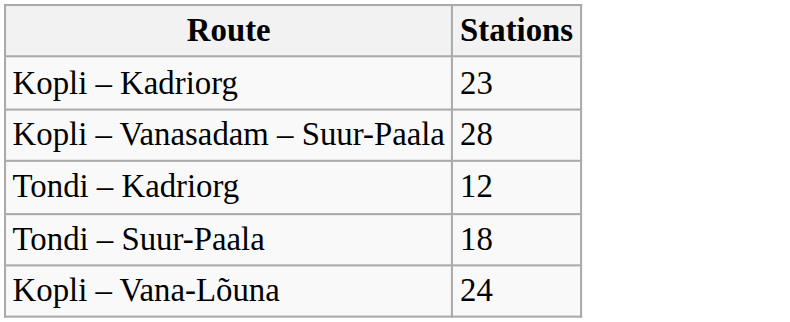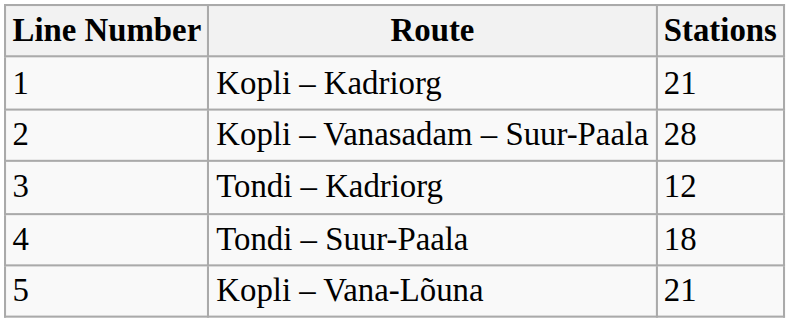+ column: (107, 30)
(476, 82) 23 -> (680, 82) 21
(476, 290) 24 -> (680, 290) 21
